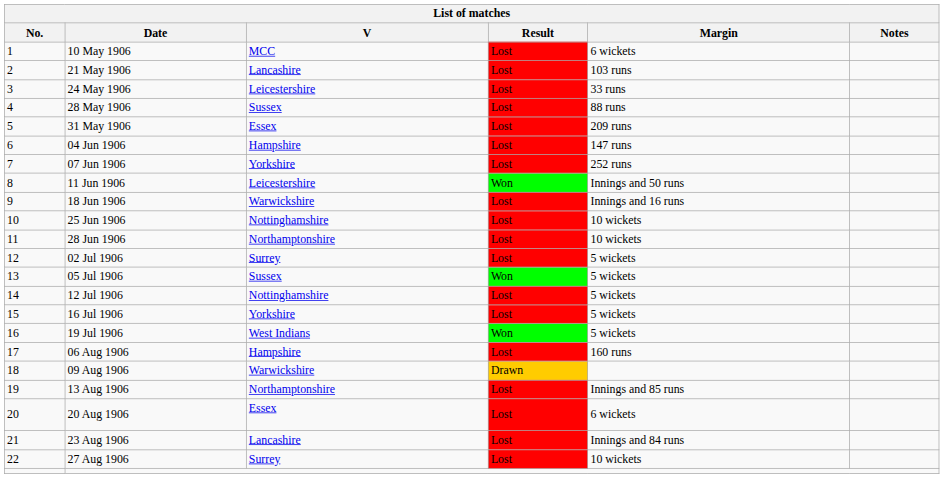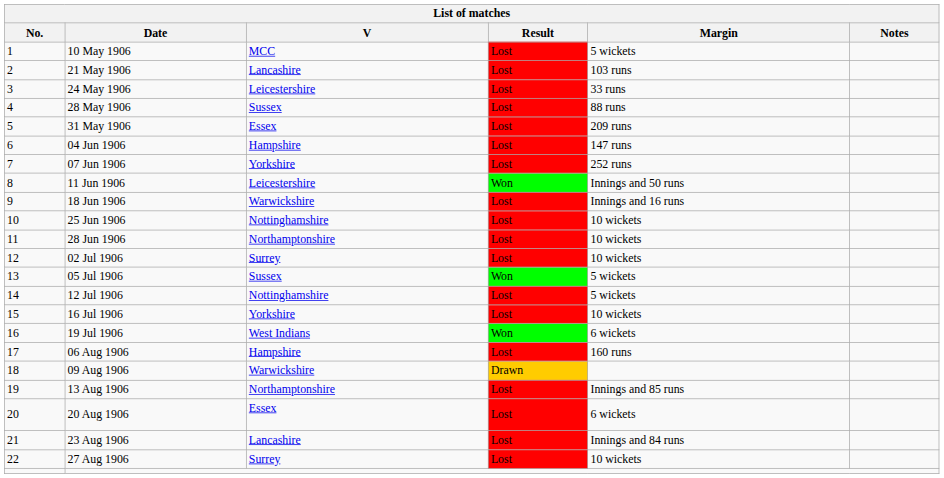(613, 51) 6 wickets -> (613, 51) 5 wickets
(613, 257) 5 wickets -> (616, 257) 10 wickets
(613, 314) 5 wickets -> (616, 314) 10 wickets
(613, 333) 5 wickets -> (613, 333) 6 wickets
